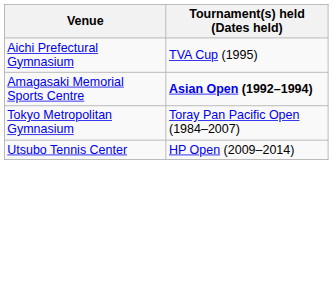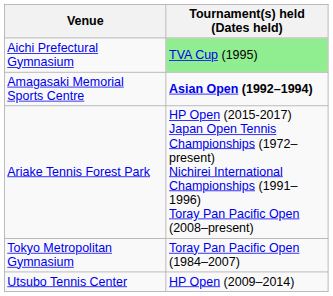(213, 55) no background -> (213, 55) lightgreen background
+ row: (79, 172)
